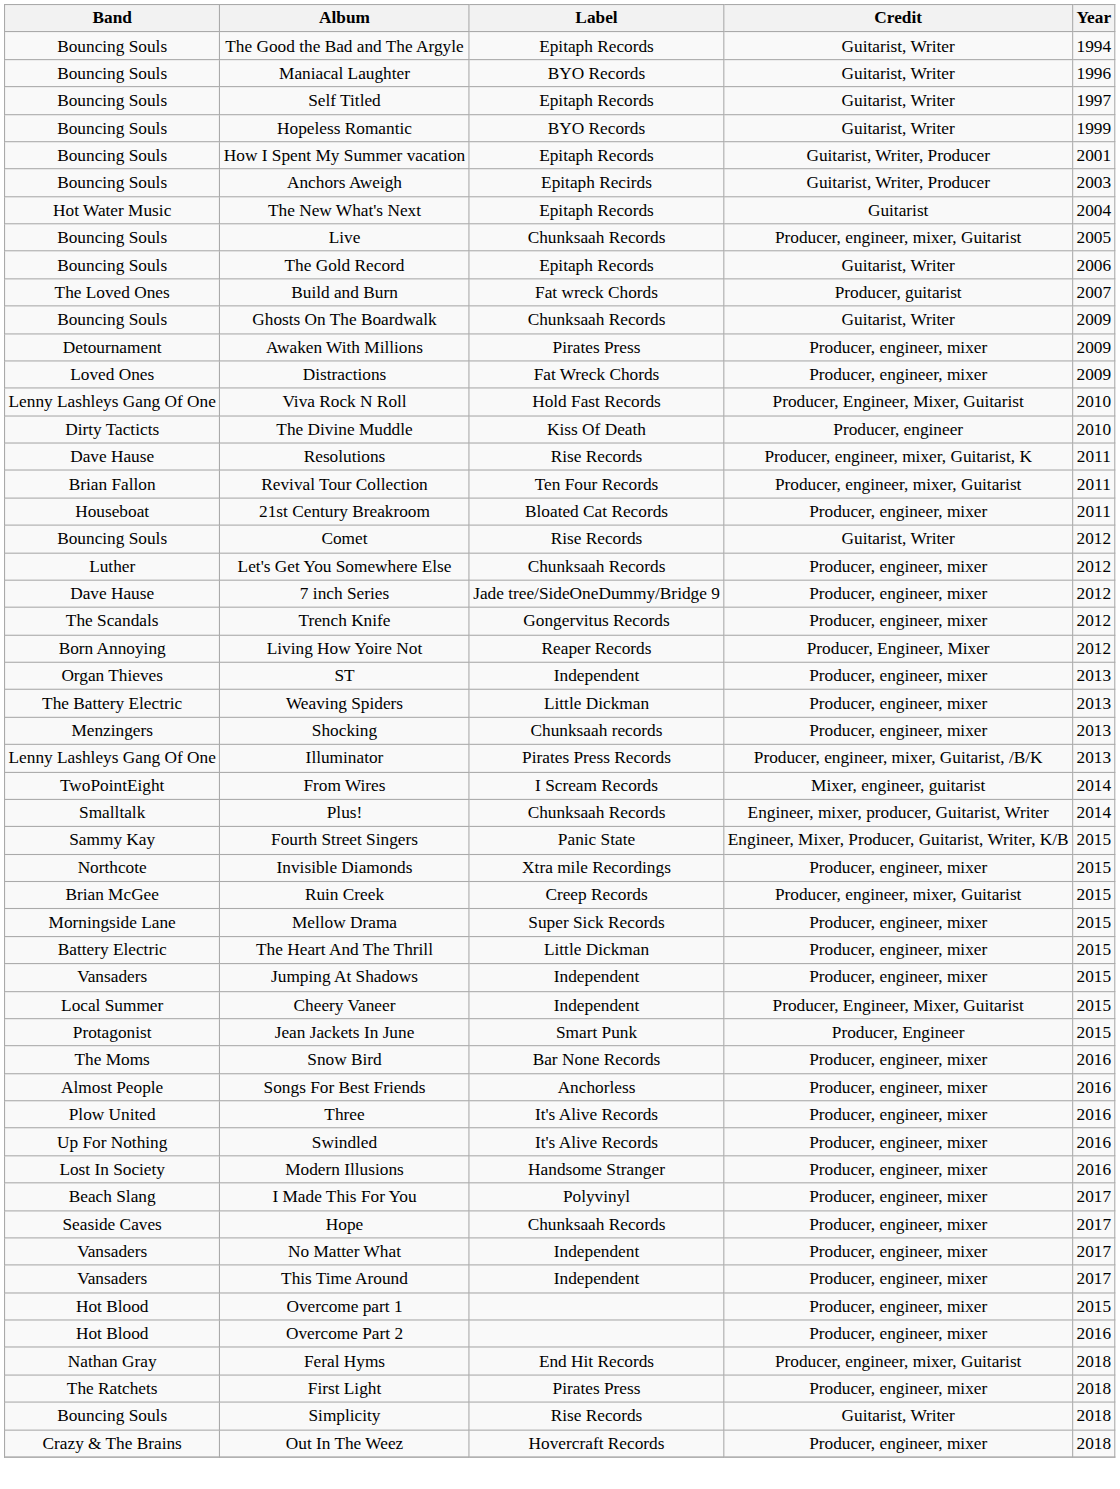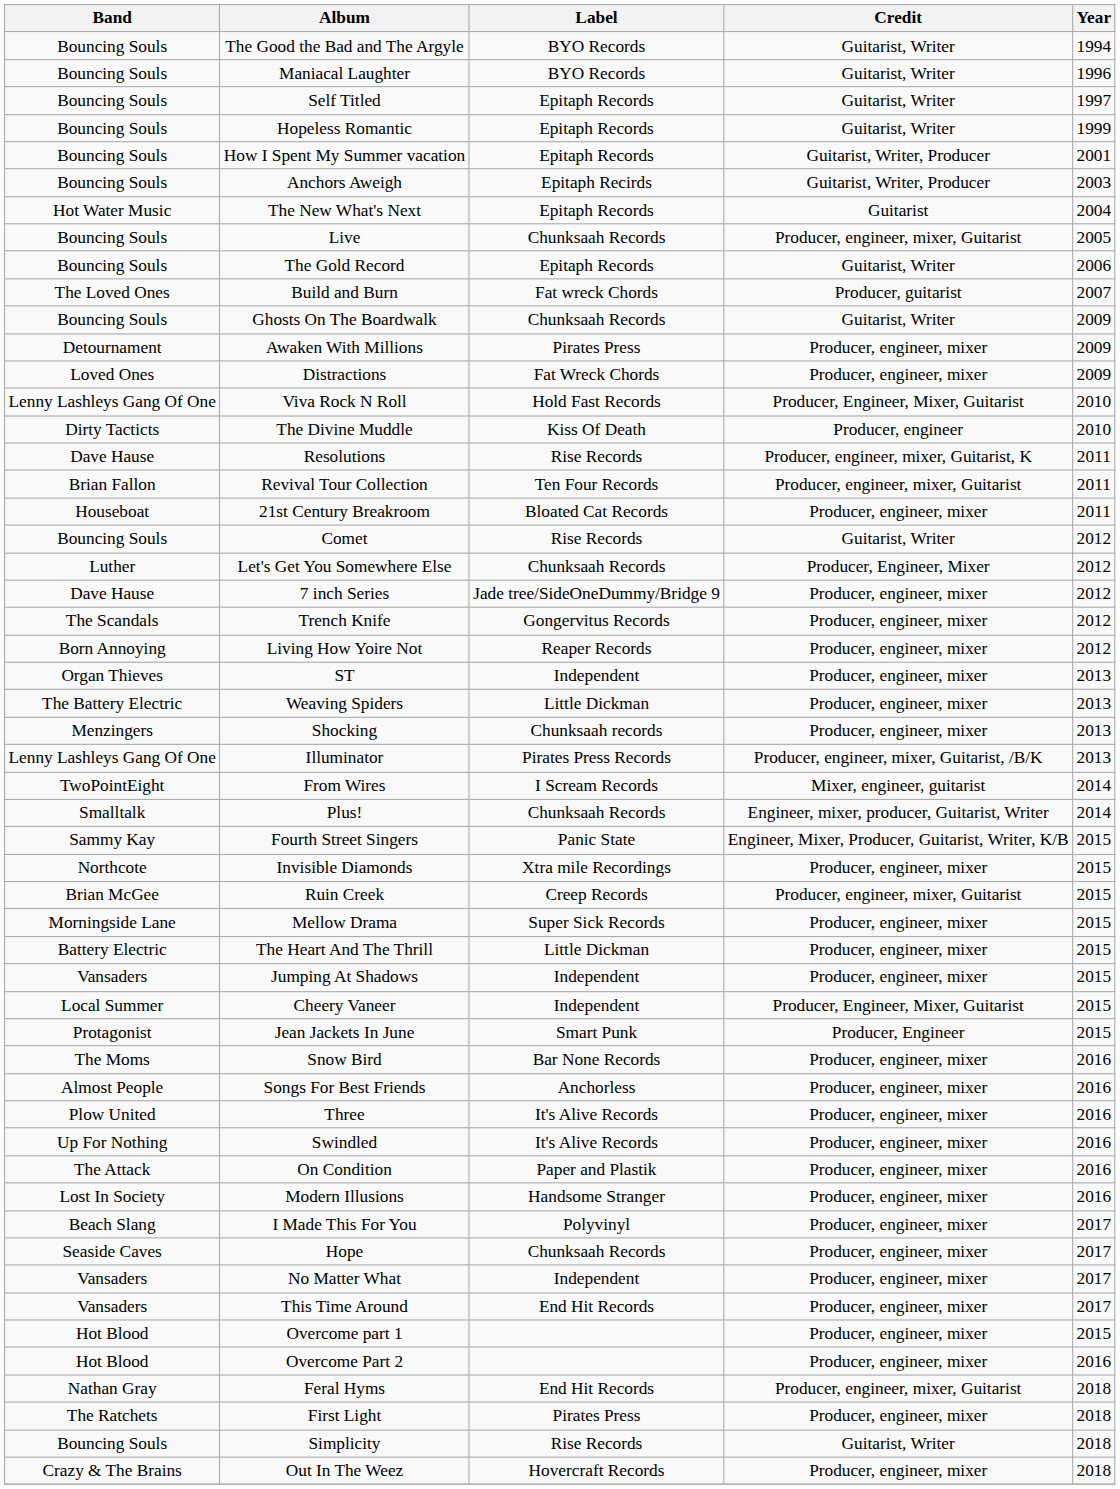(597, 45) Epitaph Records -> (596, 45) BYO Records
(596, 127) BYO Records -> (597, 127) Epitaph Records
(898, 566) Producer, engineer, mixer -> (898, 566) Producer, Engineer, Mixer
(898, 648) Producer, Engineer, Mixer -> (898, 648) Producer, engineer, mixer
+ row: (345, 1169)
(597, 1278) Independent -> (596, 1306) End Hit Records
